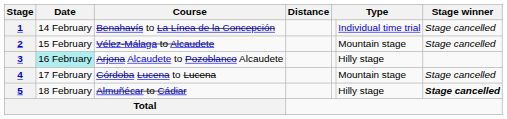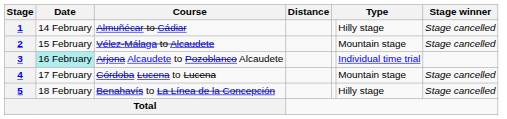(186, 28) Benahavís to La Línea de la Concepción -> (141, 28) Almuñécar to Cádiar
(379, 28) Individual time trial -> (361, 28) Hilly stage
(361, 59) Hilly stage -> (379, 59) Individual time trial
(141, 91) Almuñécar to Cádiar -> (186, 91) Benahavís to La Línea de la Concepción
(463, 91) bold -> (460, 91) normal
